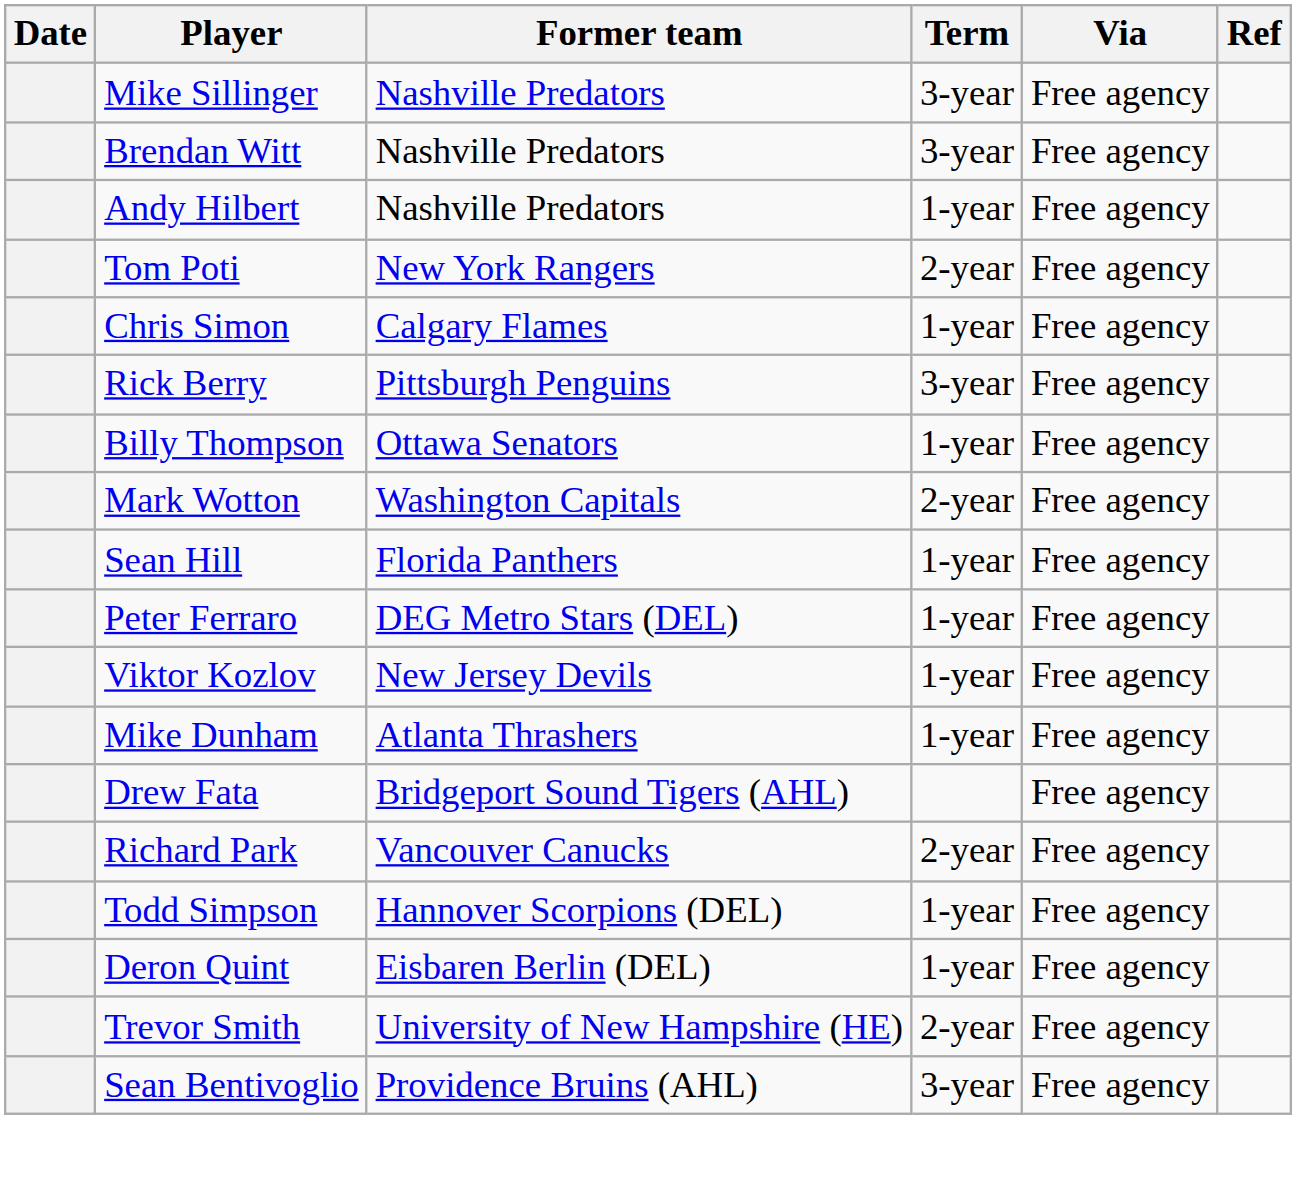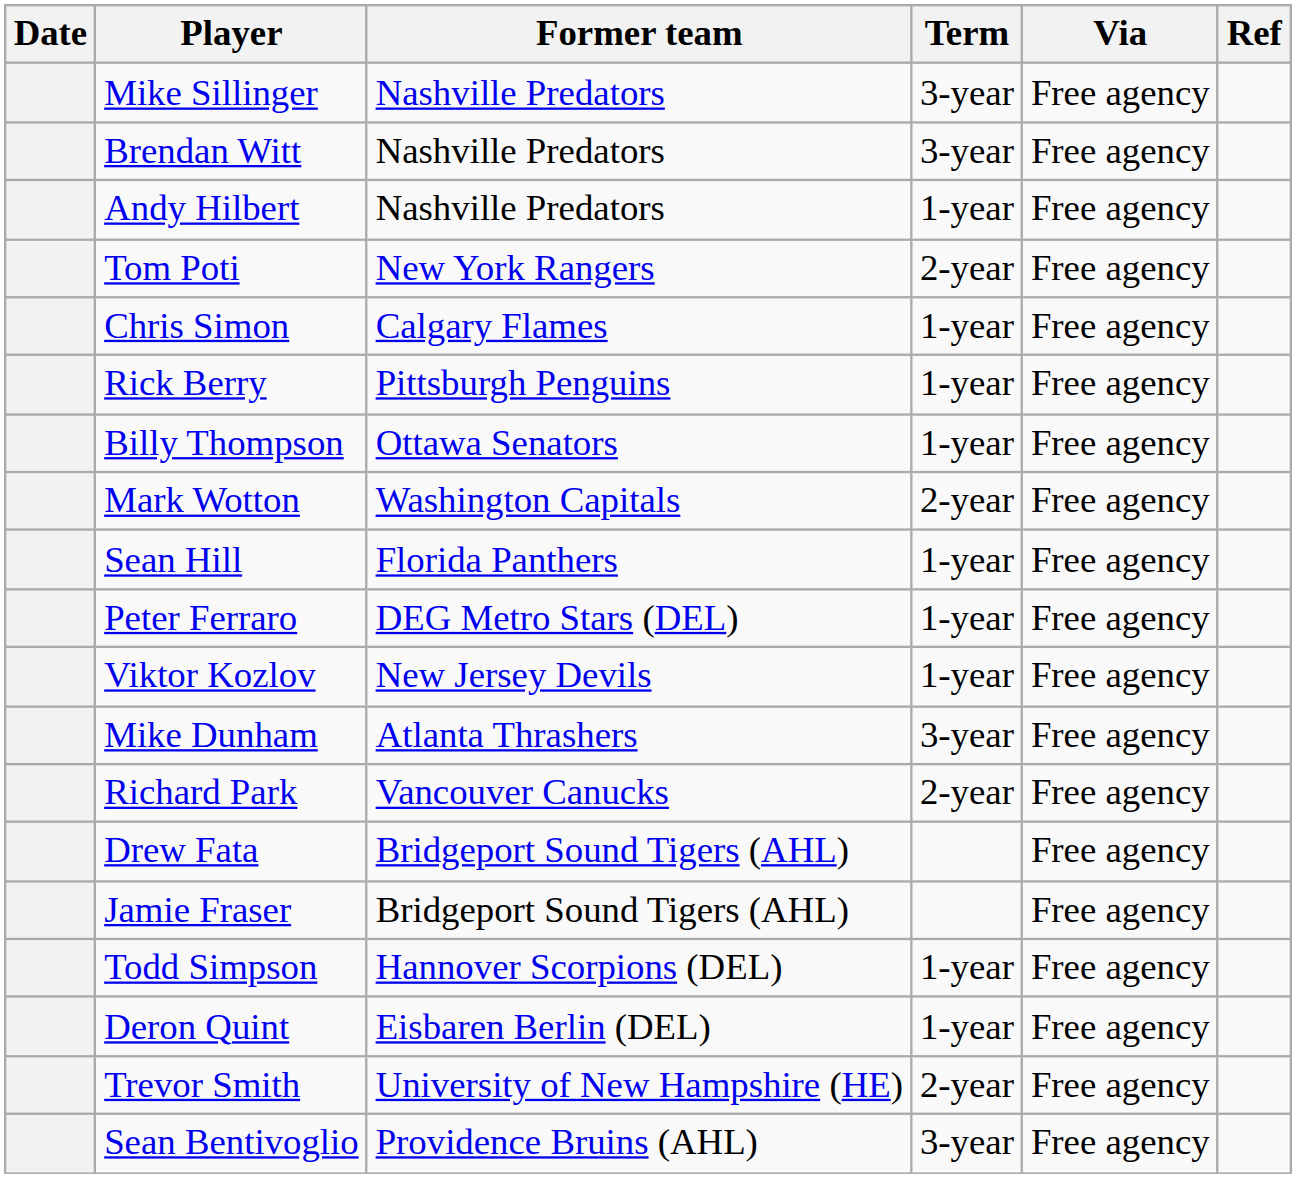(967, 383) 3-year -> (967, 383) 1-year
(967, 734) 1-year -> (967, 734) 3-year
rows swapped: (201, 850) <-> (181, 792)
+ row: (198, 909)
